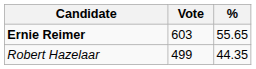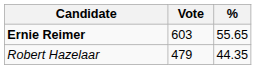(182, 54) 499 -> (182, 54) 479
